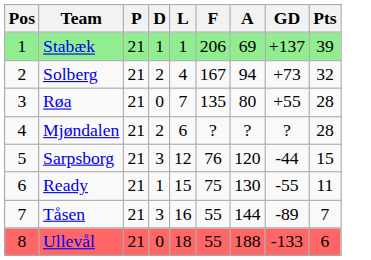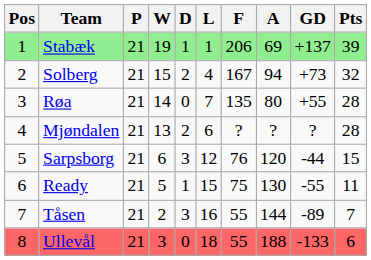+ column: (162, 18)
